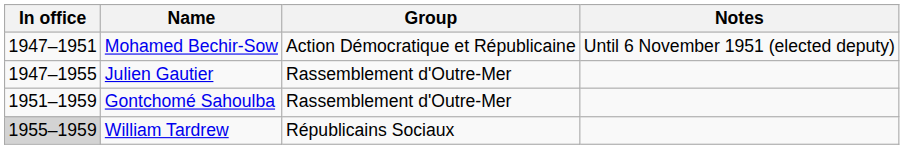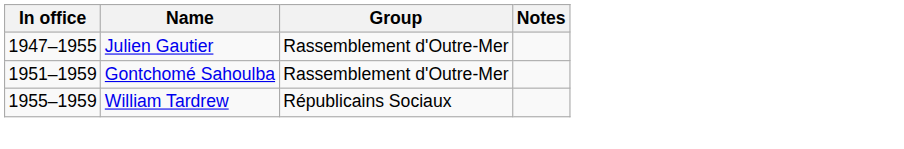- row: (191, 46)
(53, 130) lightgrey background -> (53, 102) no background
